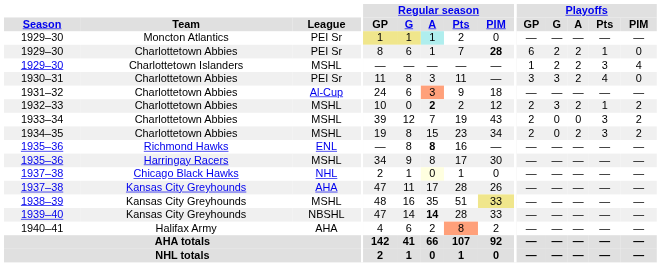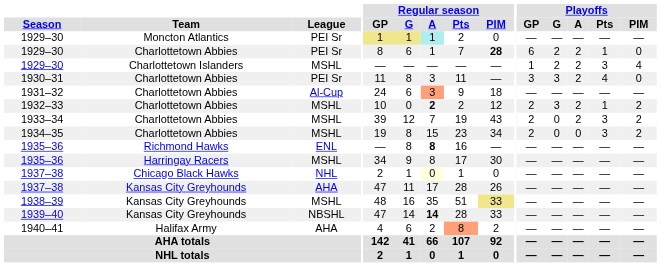(578, 119) 0 -> (578, 119) 2
(578, 133) 2 -> (578, 133) 0
